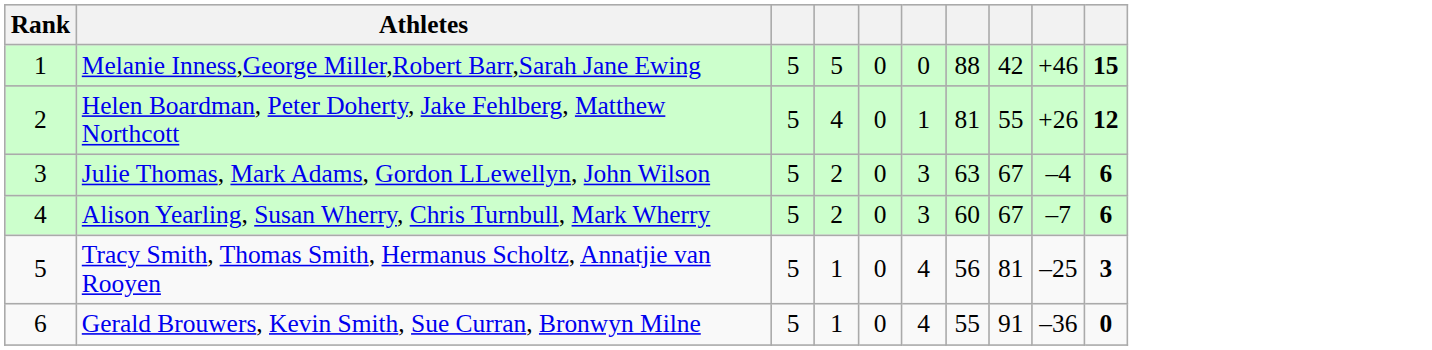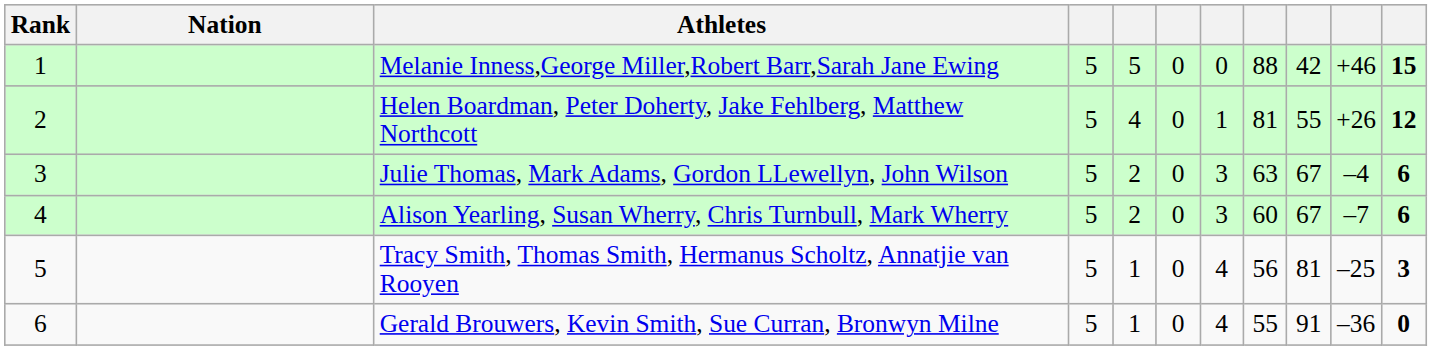+ column: (225, 24)
